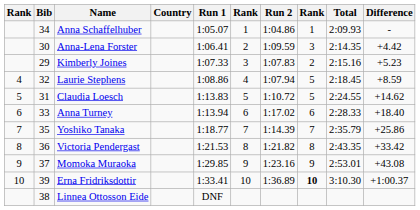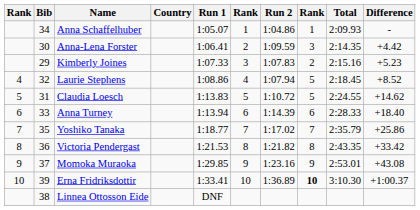(389, 79) +8.59 -> (389, 79) +8.52
(279, 113) 1:17.02 -> (279, 113) 1:14.39
(279, 130) 1:14.39 -> (279, 130) 1:17.02
